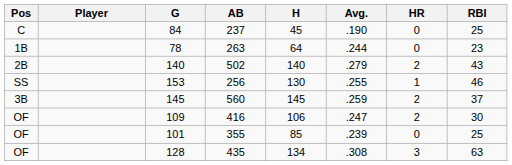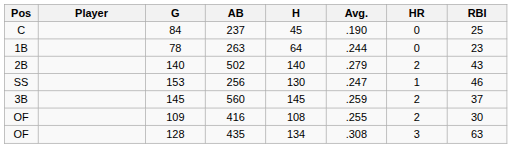(356, 83) .255 -> (356, 83) .247
(296, 117) 106 -> (296, 117) 108
(356, 117) .247 -> (356, 117) .255
- row: (175, 134)
